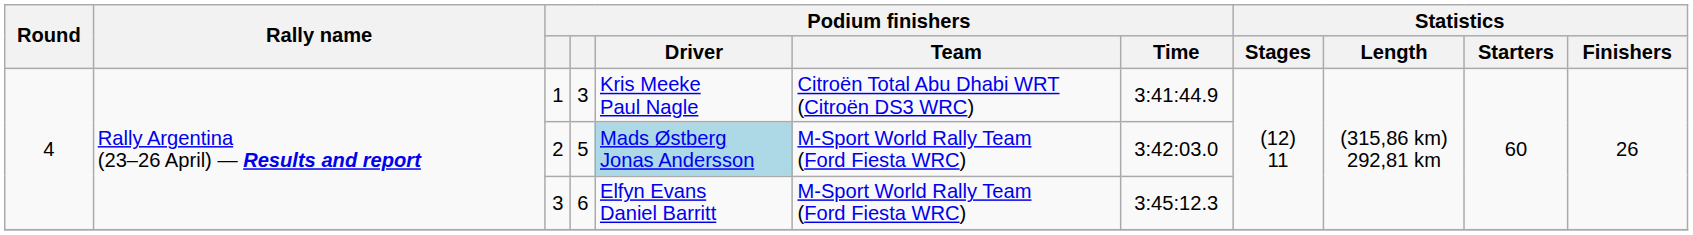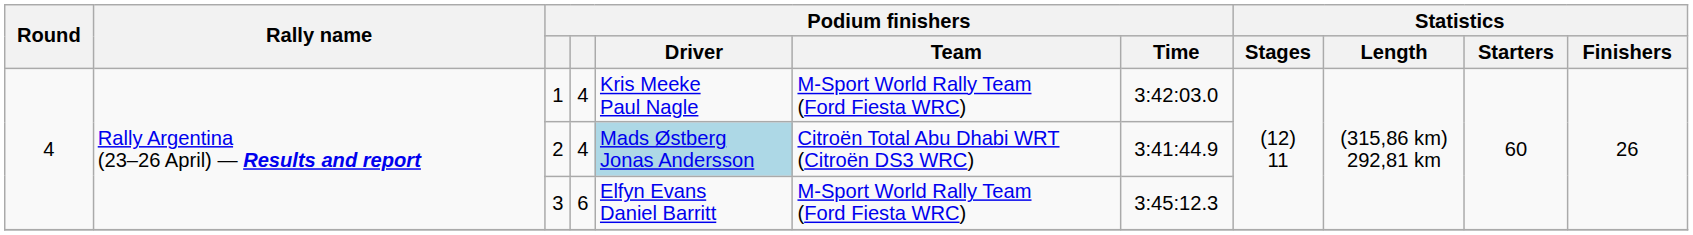(583, 95) 3 -> (583, 95) 4
(928, 95) Citroën Total Abu Dhabi WRT (Citroën DS3 WRC) -> (914, 95) M-Sport World Rally Team (Ford Fiesta WRC)
(1176, 95) 3:41:44.9 -> (1176, 95) 3:42:03.0
(583, 149) 5 -> (583, 149) 4
(914, 149) M-Sport World Rally Team (Ford Fiesta WRC) -> (928, 149) Citroën Total Abu Dhabi WRT (Citroën DS3 WRC)
(1176, 149) 3:42:03.0 -> (1176, 149) 3:41:44.9
